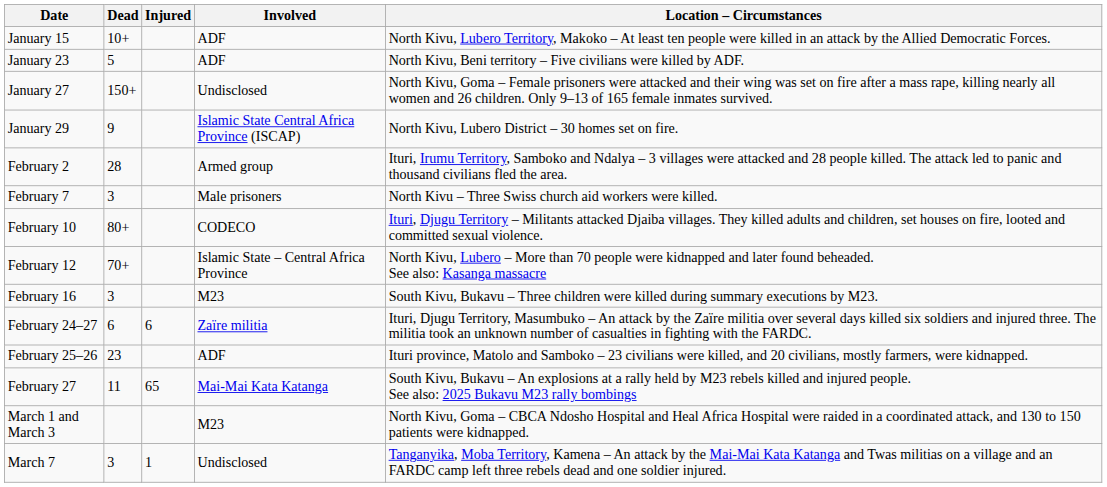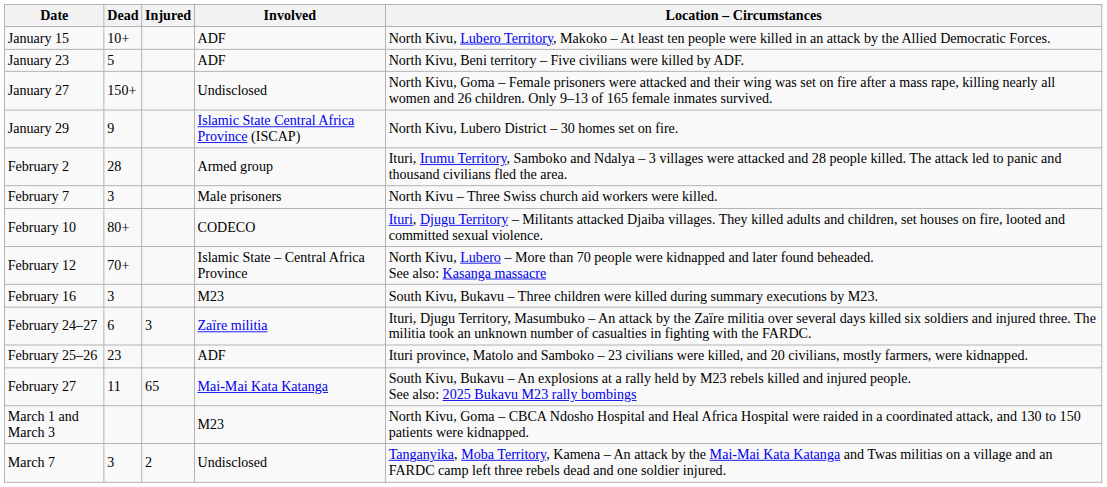(149, 326) 6 -> (149, 326) 3
(149, 462) 1 -> (149, 462) 2
